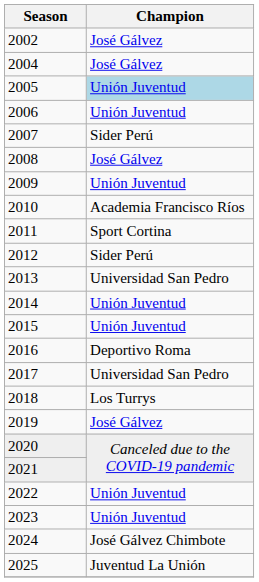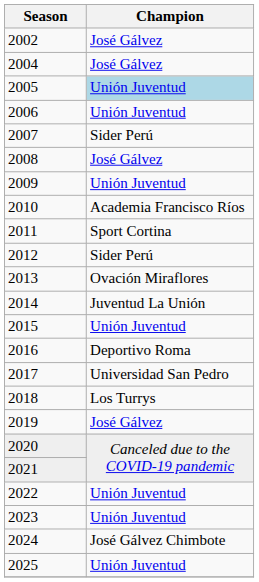(159, 278) Universidad San Pedro -> (149, 278) Ovación Miraflores
(138, 302) Unión Juventud -> (148, 302) Juventud La Unión
(148, 565) Juventud La Unión -> (138, 565) Unión Juventud
